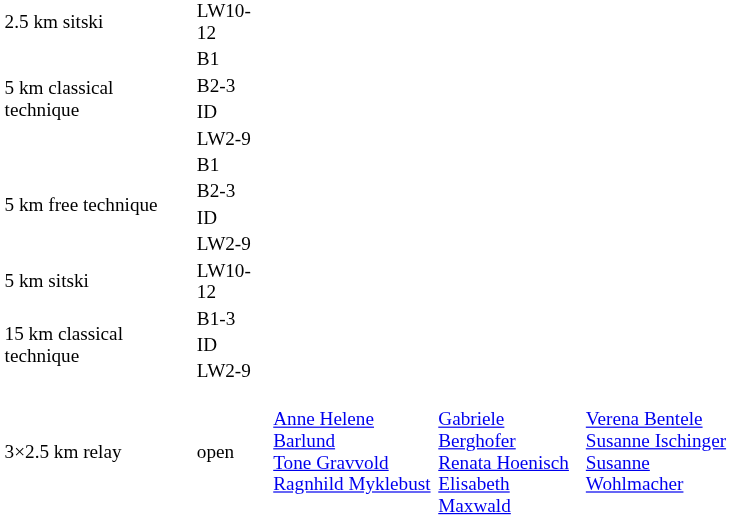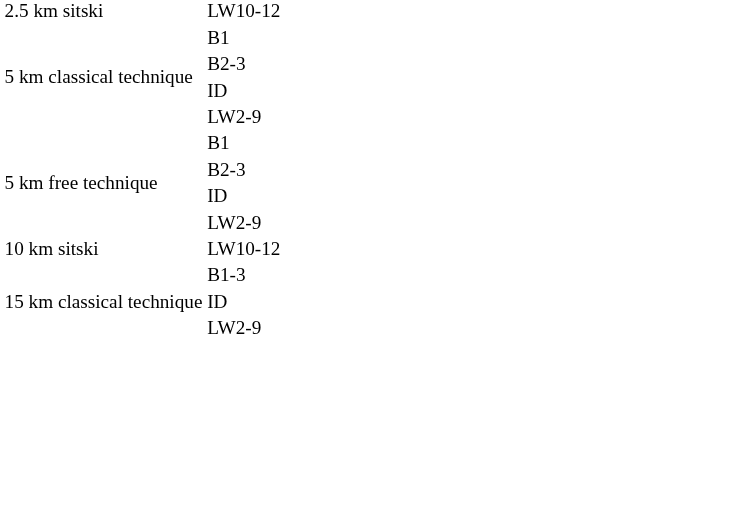- row: (47, 281)
+ row: (52, 248)
- row: (63, 451)
